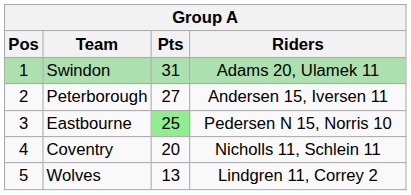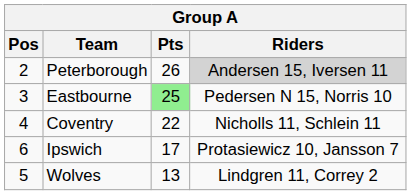- row: (78, 70)
(171, 96) 27 -> (171, 70) 26
(298, 96) no background -> (298, 70) lightgrey background
(171, 149) 20 -> (171, 123) 22
+ row: (74, 149)
